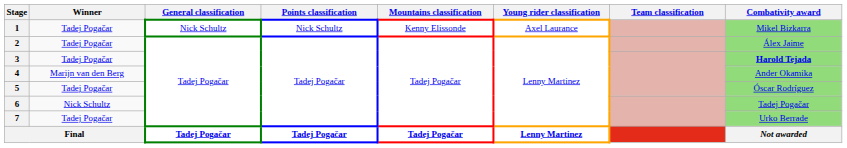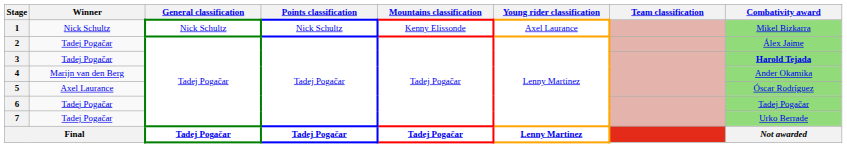(87, 28) Tadej Pogačar -> (87, 28) Nick Schultz
(87, 89) Tadej Pogačar -> (87, 89) Axel Laurance
(87, 104) Nick Schultz -> (87, 104) Tadej Pogačar
